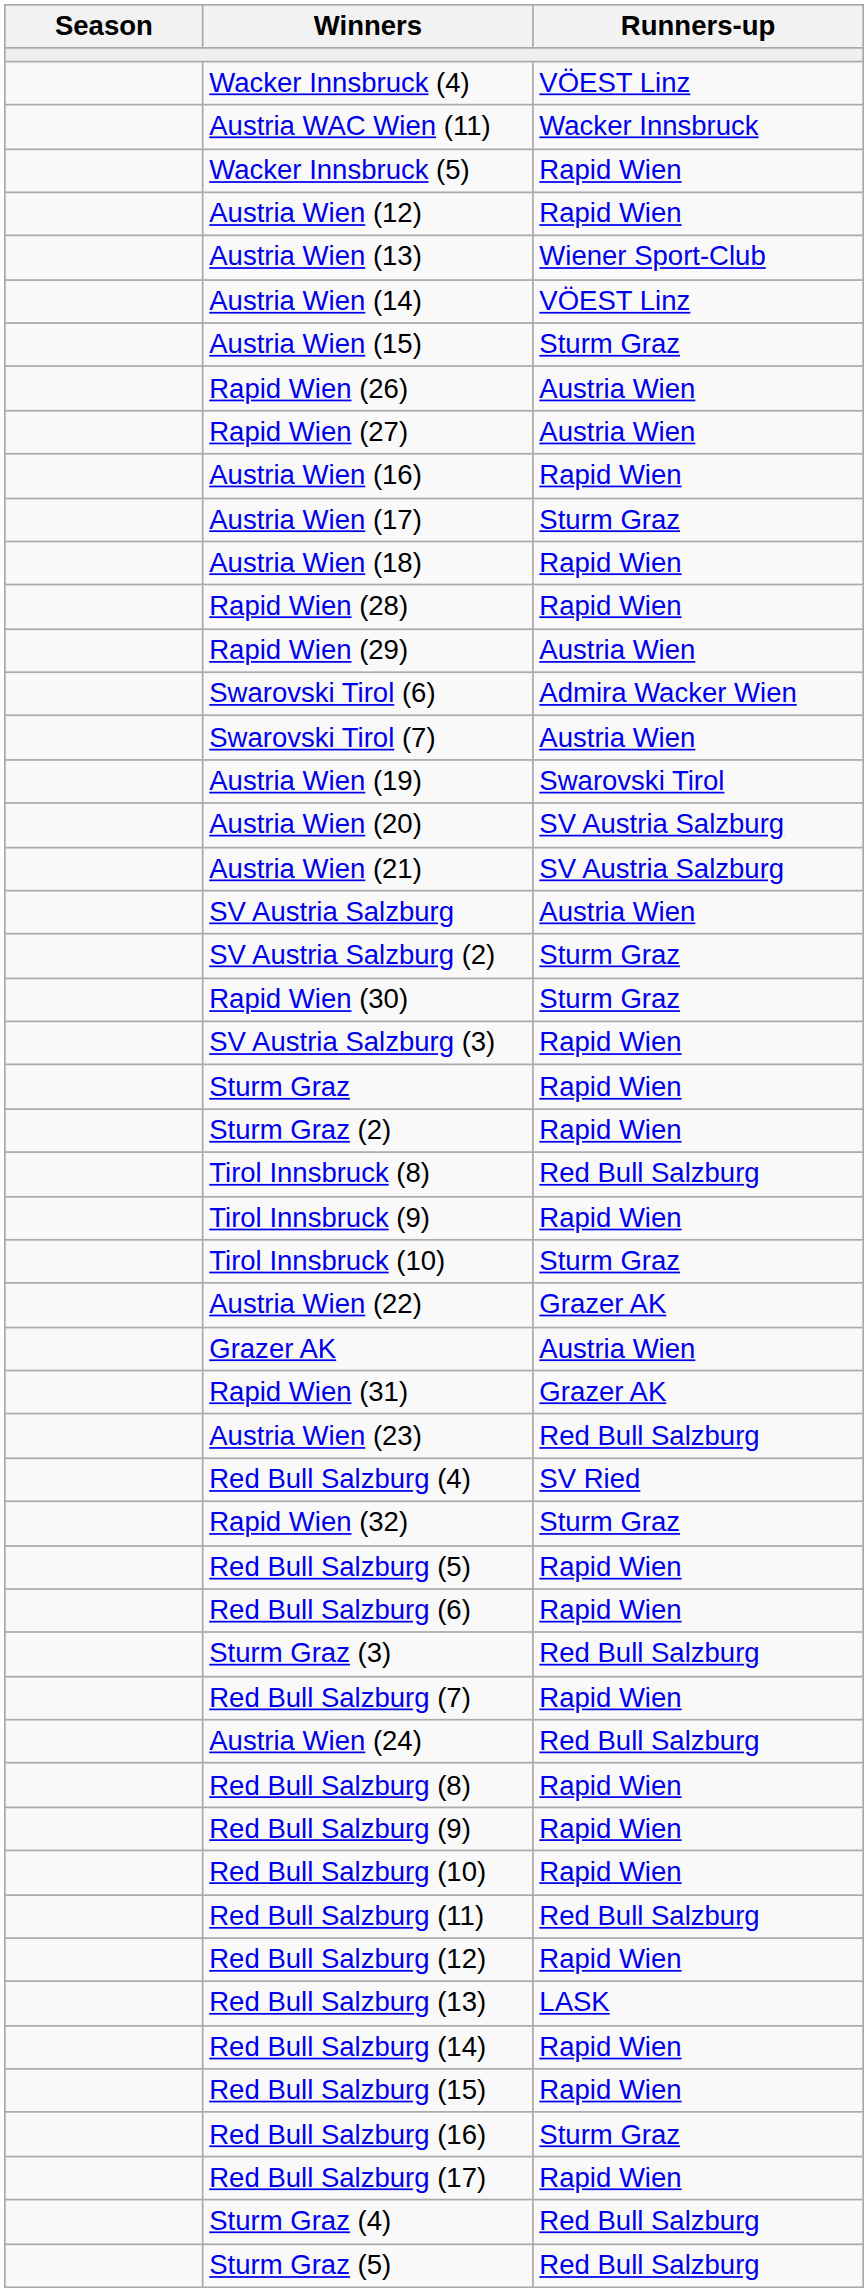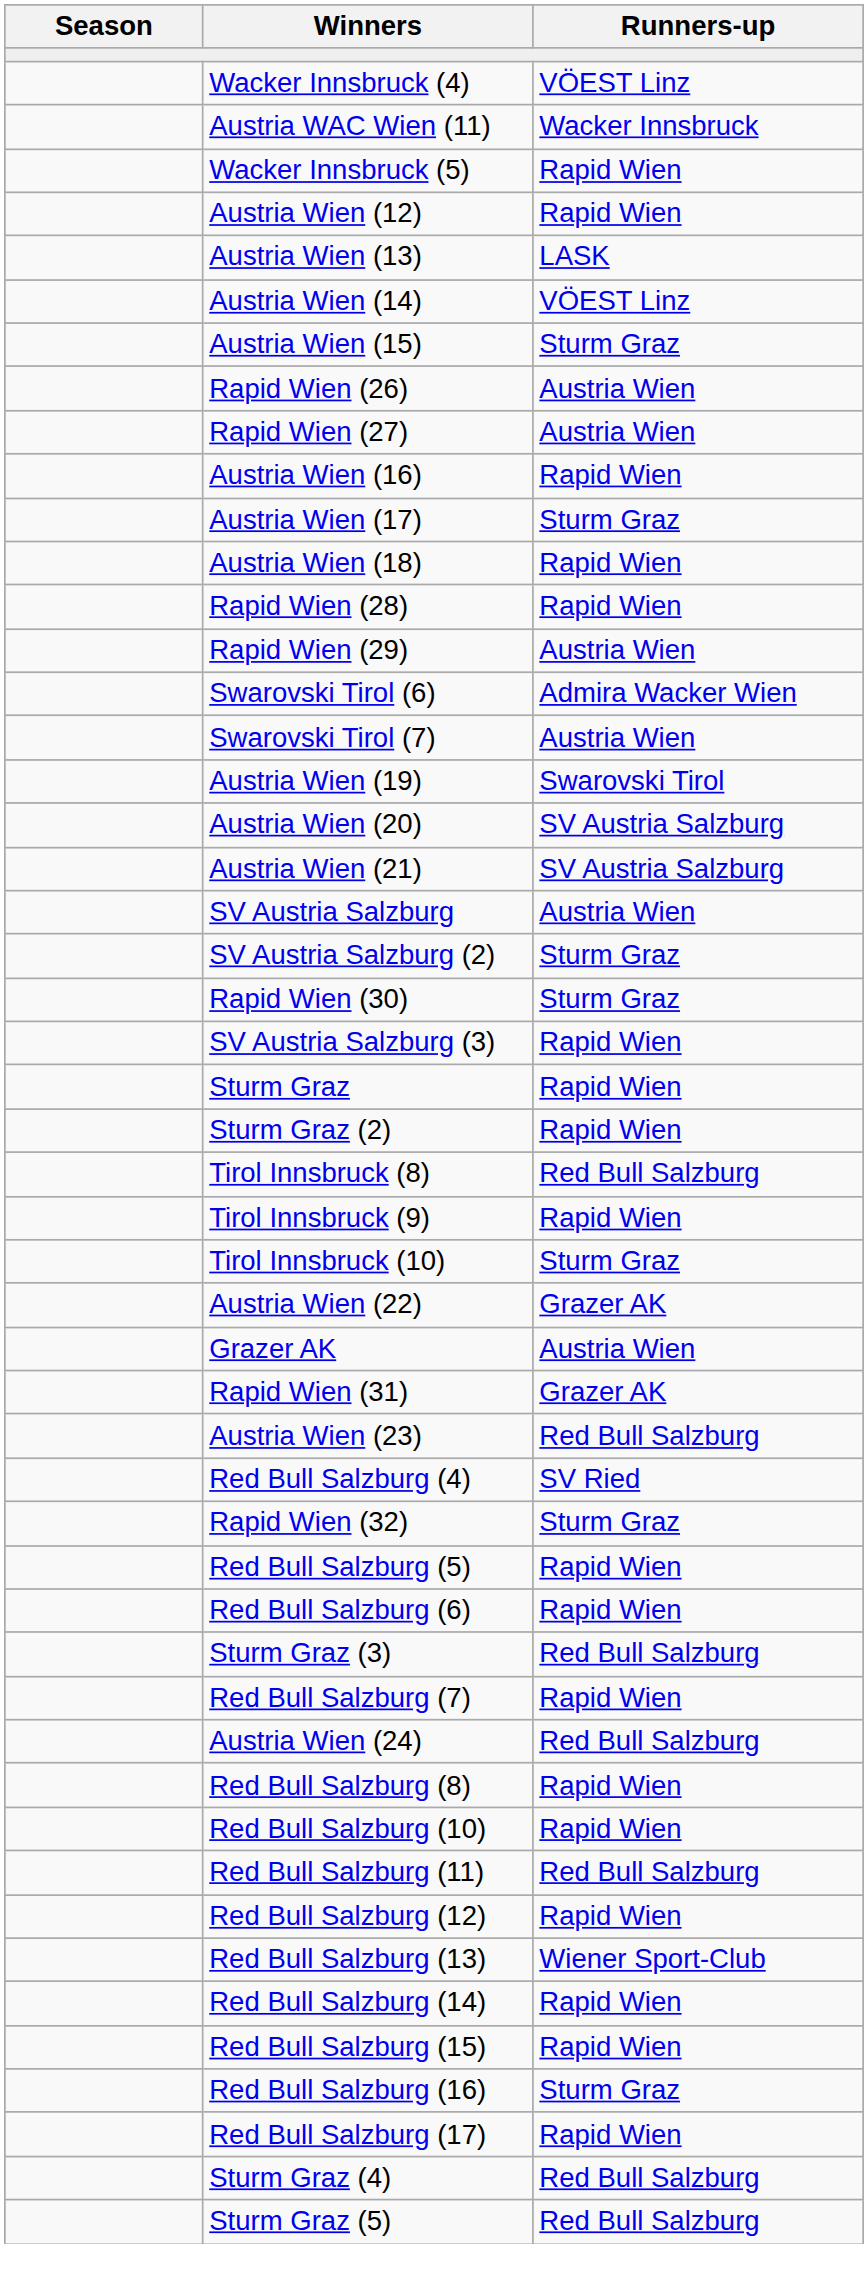(653, 257) Wiener Sport-Club -> (575, 257) LASK
- row: (340, 1828)
(575, 2003) LASK -> (653, 1959) Wiener Sport-Club
